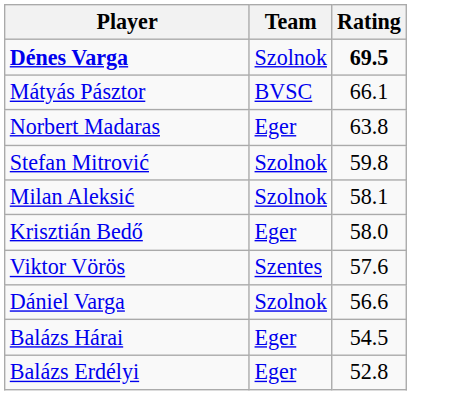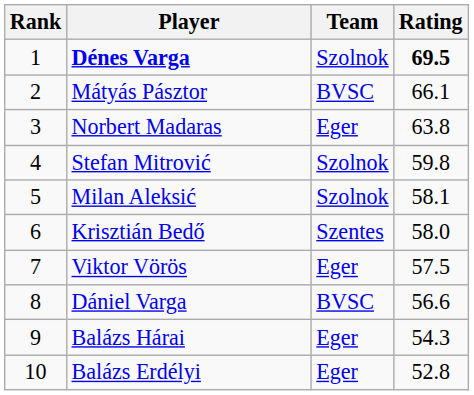+ column: (36, 22)
(275, 232) Eger -> (350, 232) Szentes
(288, 267) Szentes -> (337, 267) Eger
(369, 267) 57.6 -> (431, 267) 57.5
(291, 302) Szolnok -> (345, 302) BVSC
(369, 337) 54.5 -> (431, 337) 54.3
